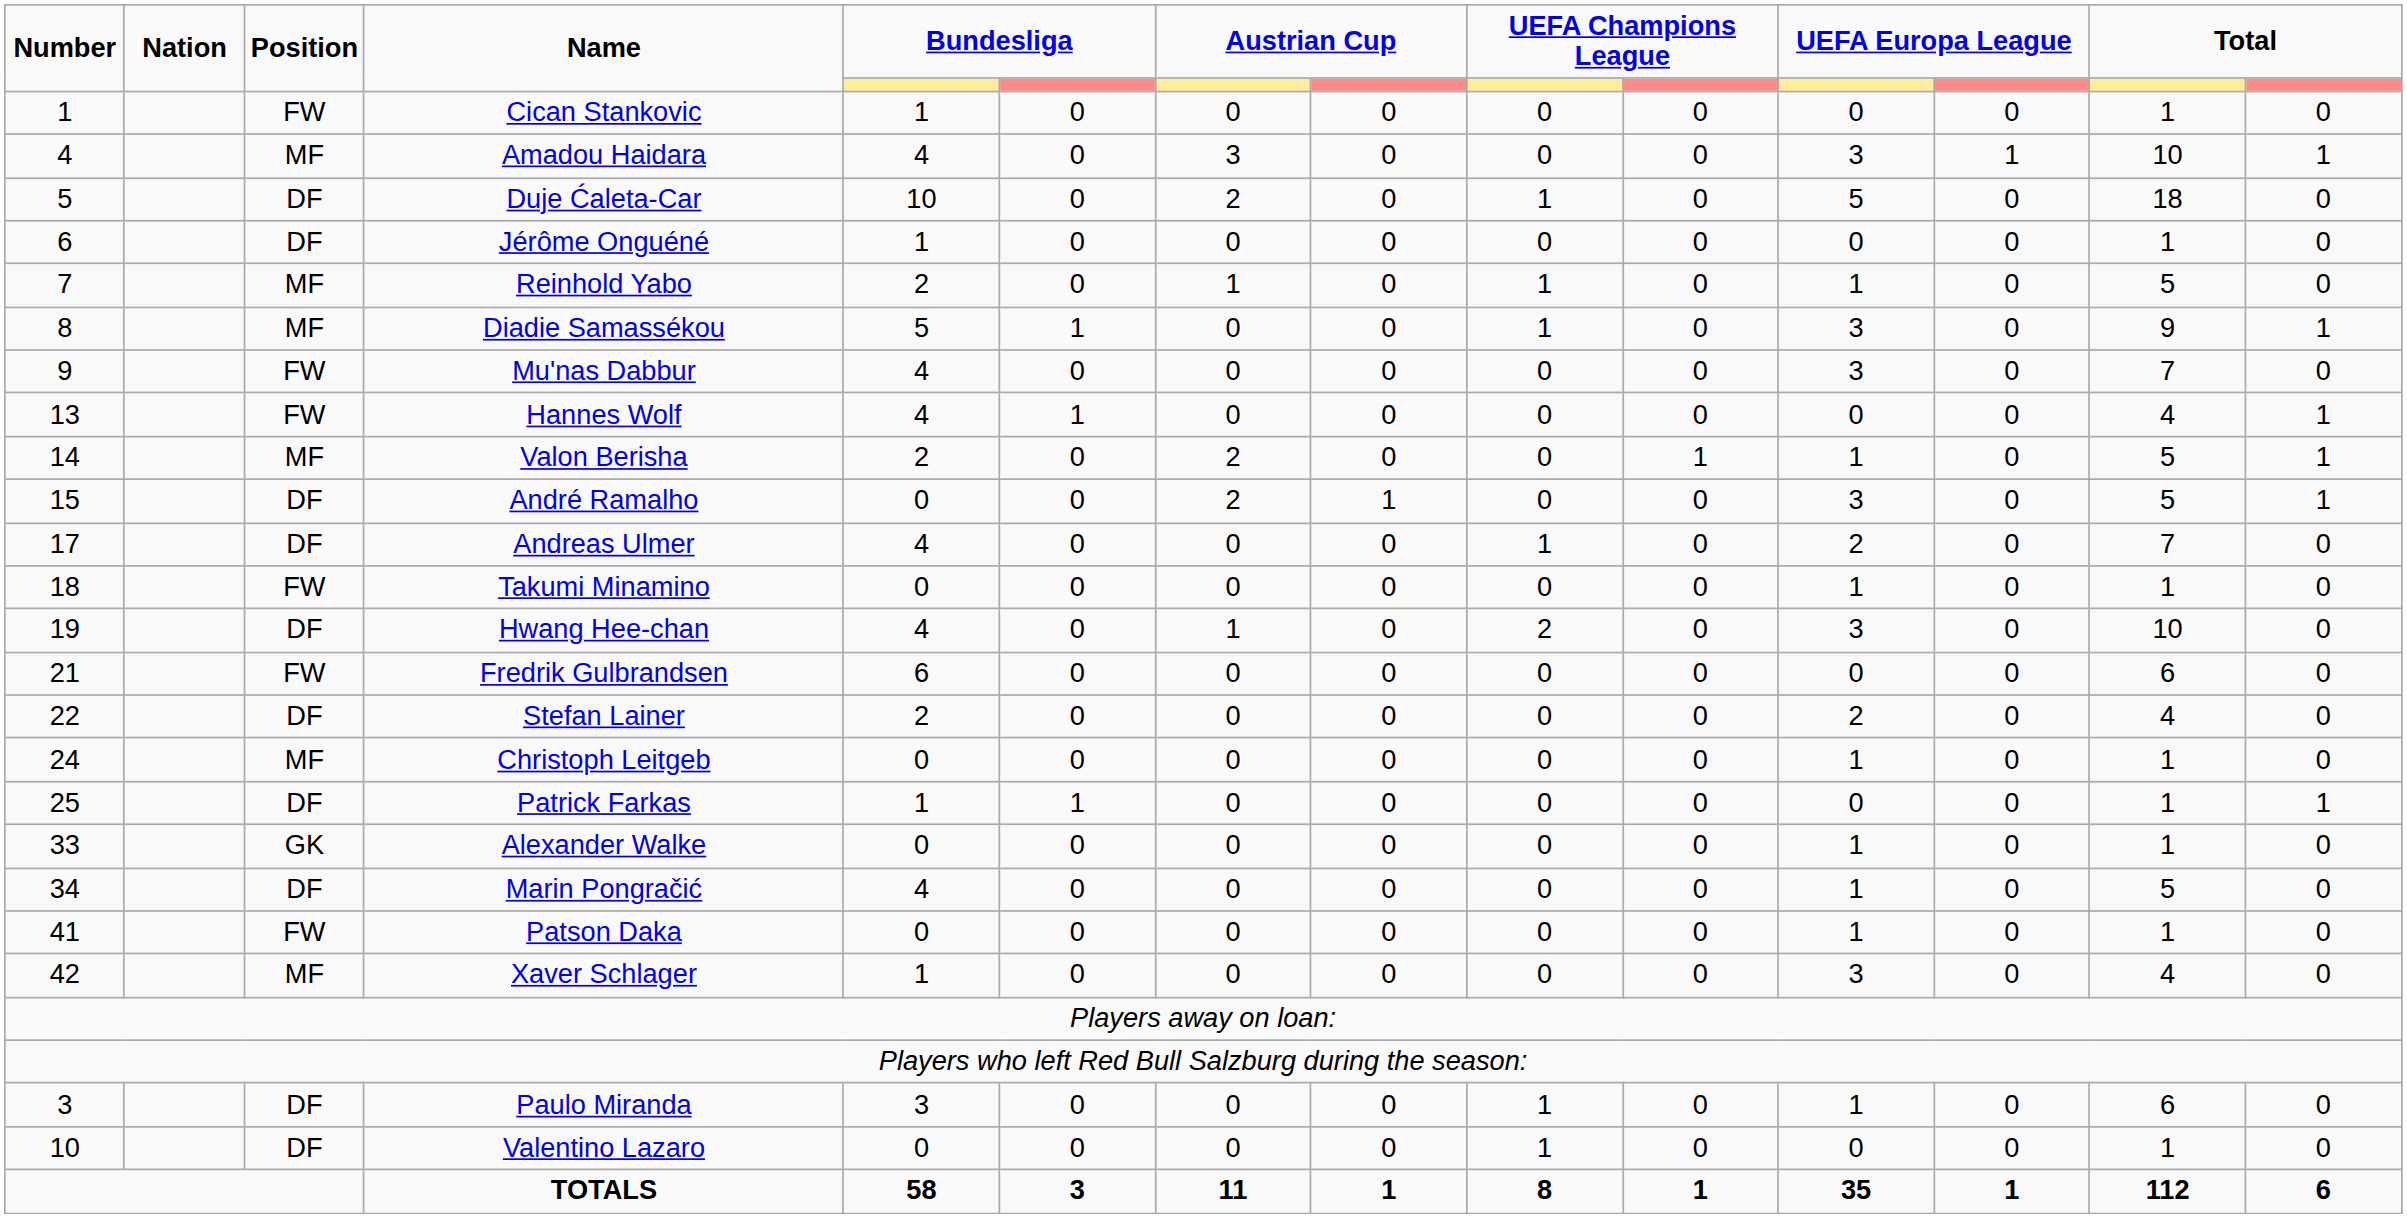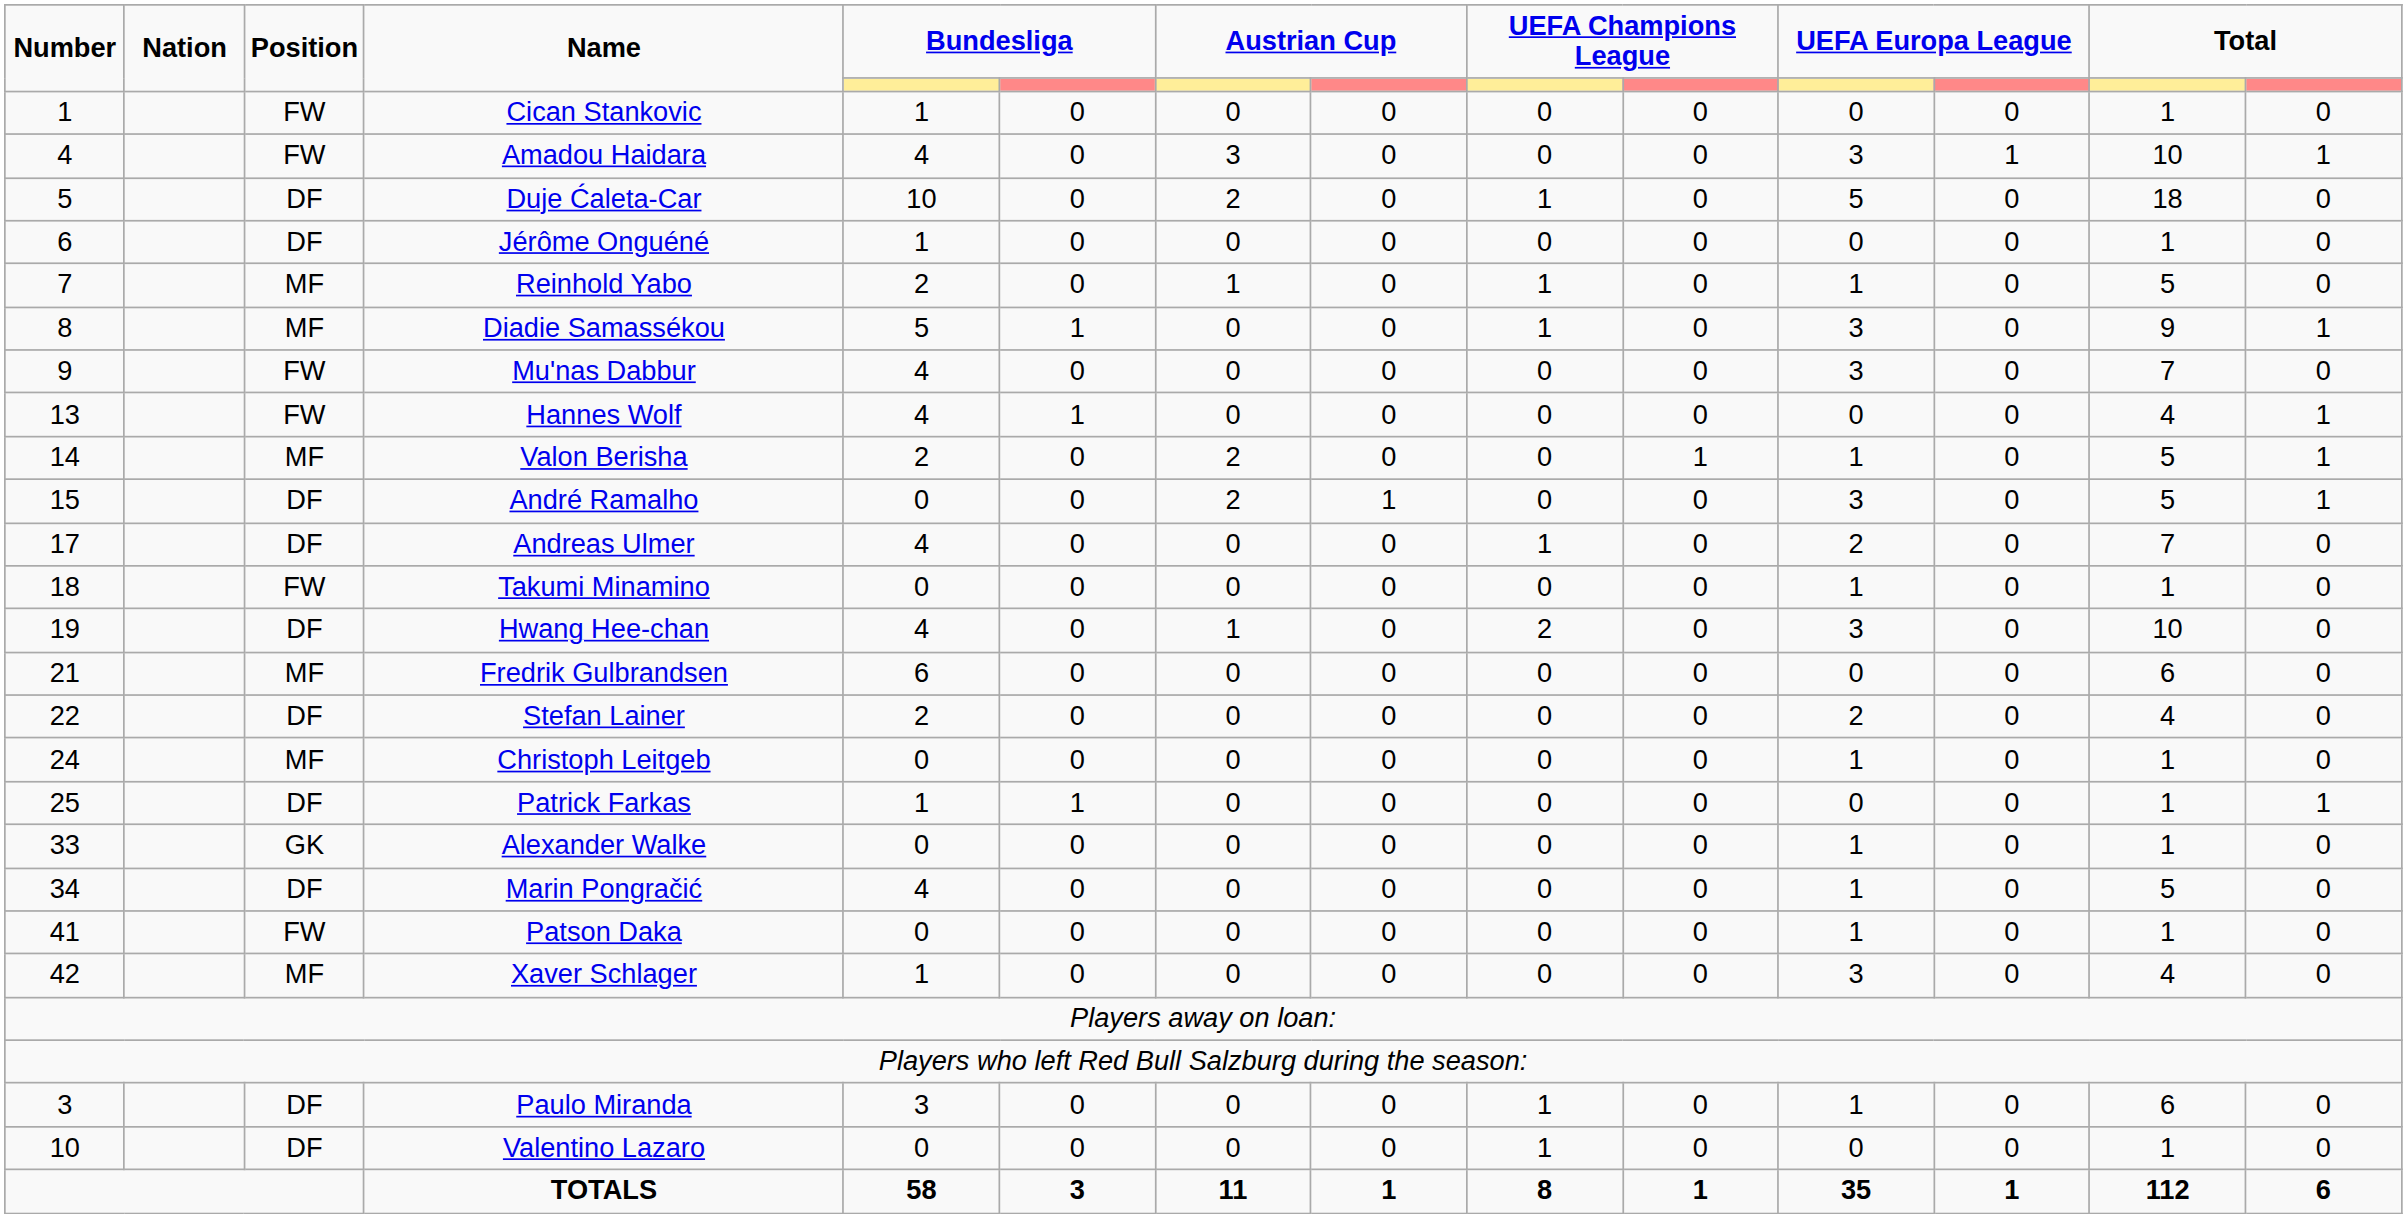(304, 155) MF -> (304, 155) FW
(304, 673) FW -> (304, 673) MF
